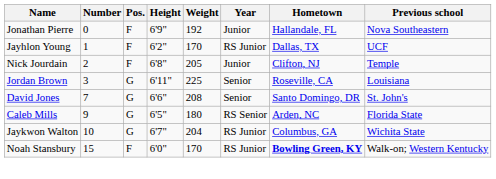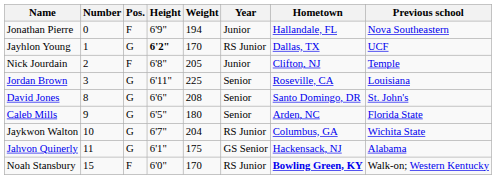(194, 30) 192 -> (194, 30) 194
(129, 47) F -> (130, 47) G
(158, 47) normal -> (160, 47) bold
(86, 98) 7 -> (86, 98) 8
(245, 115) RS Senior -> (237, 115) Senior
+ row: (42, 149)
